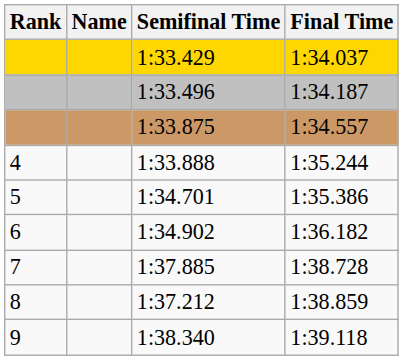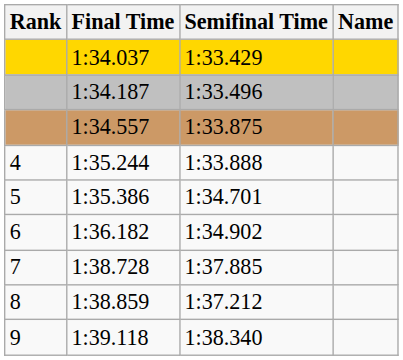columns swapped: (99, 22) <-> (342, 22)
